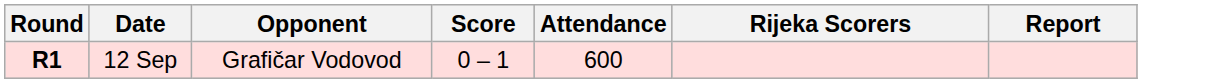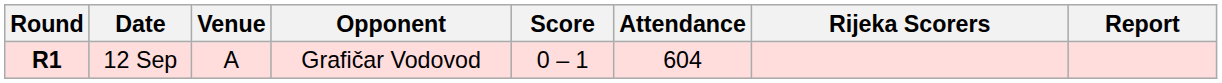+ column: (231, 23)
(603, 60) 600 -> (683, 60) 604
